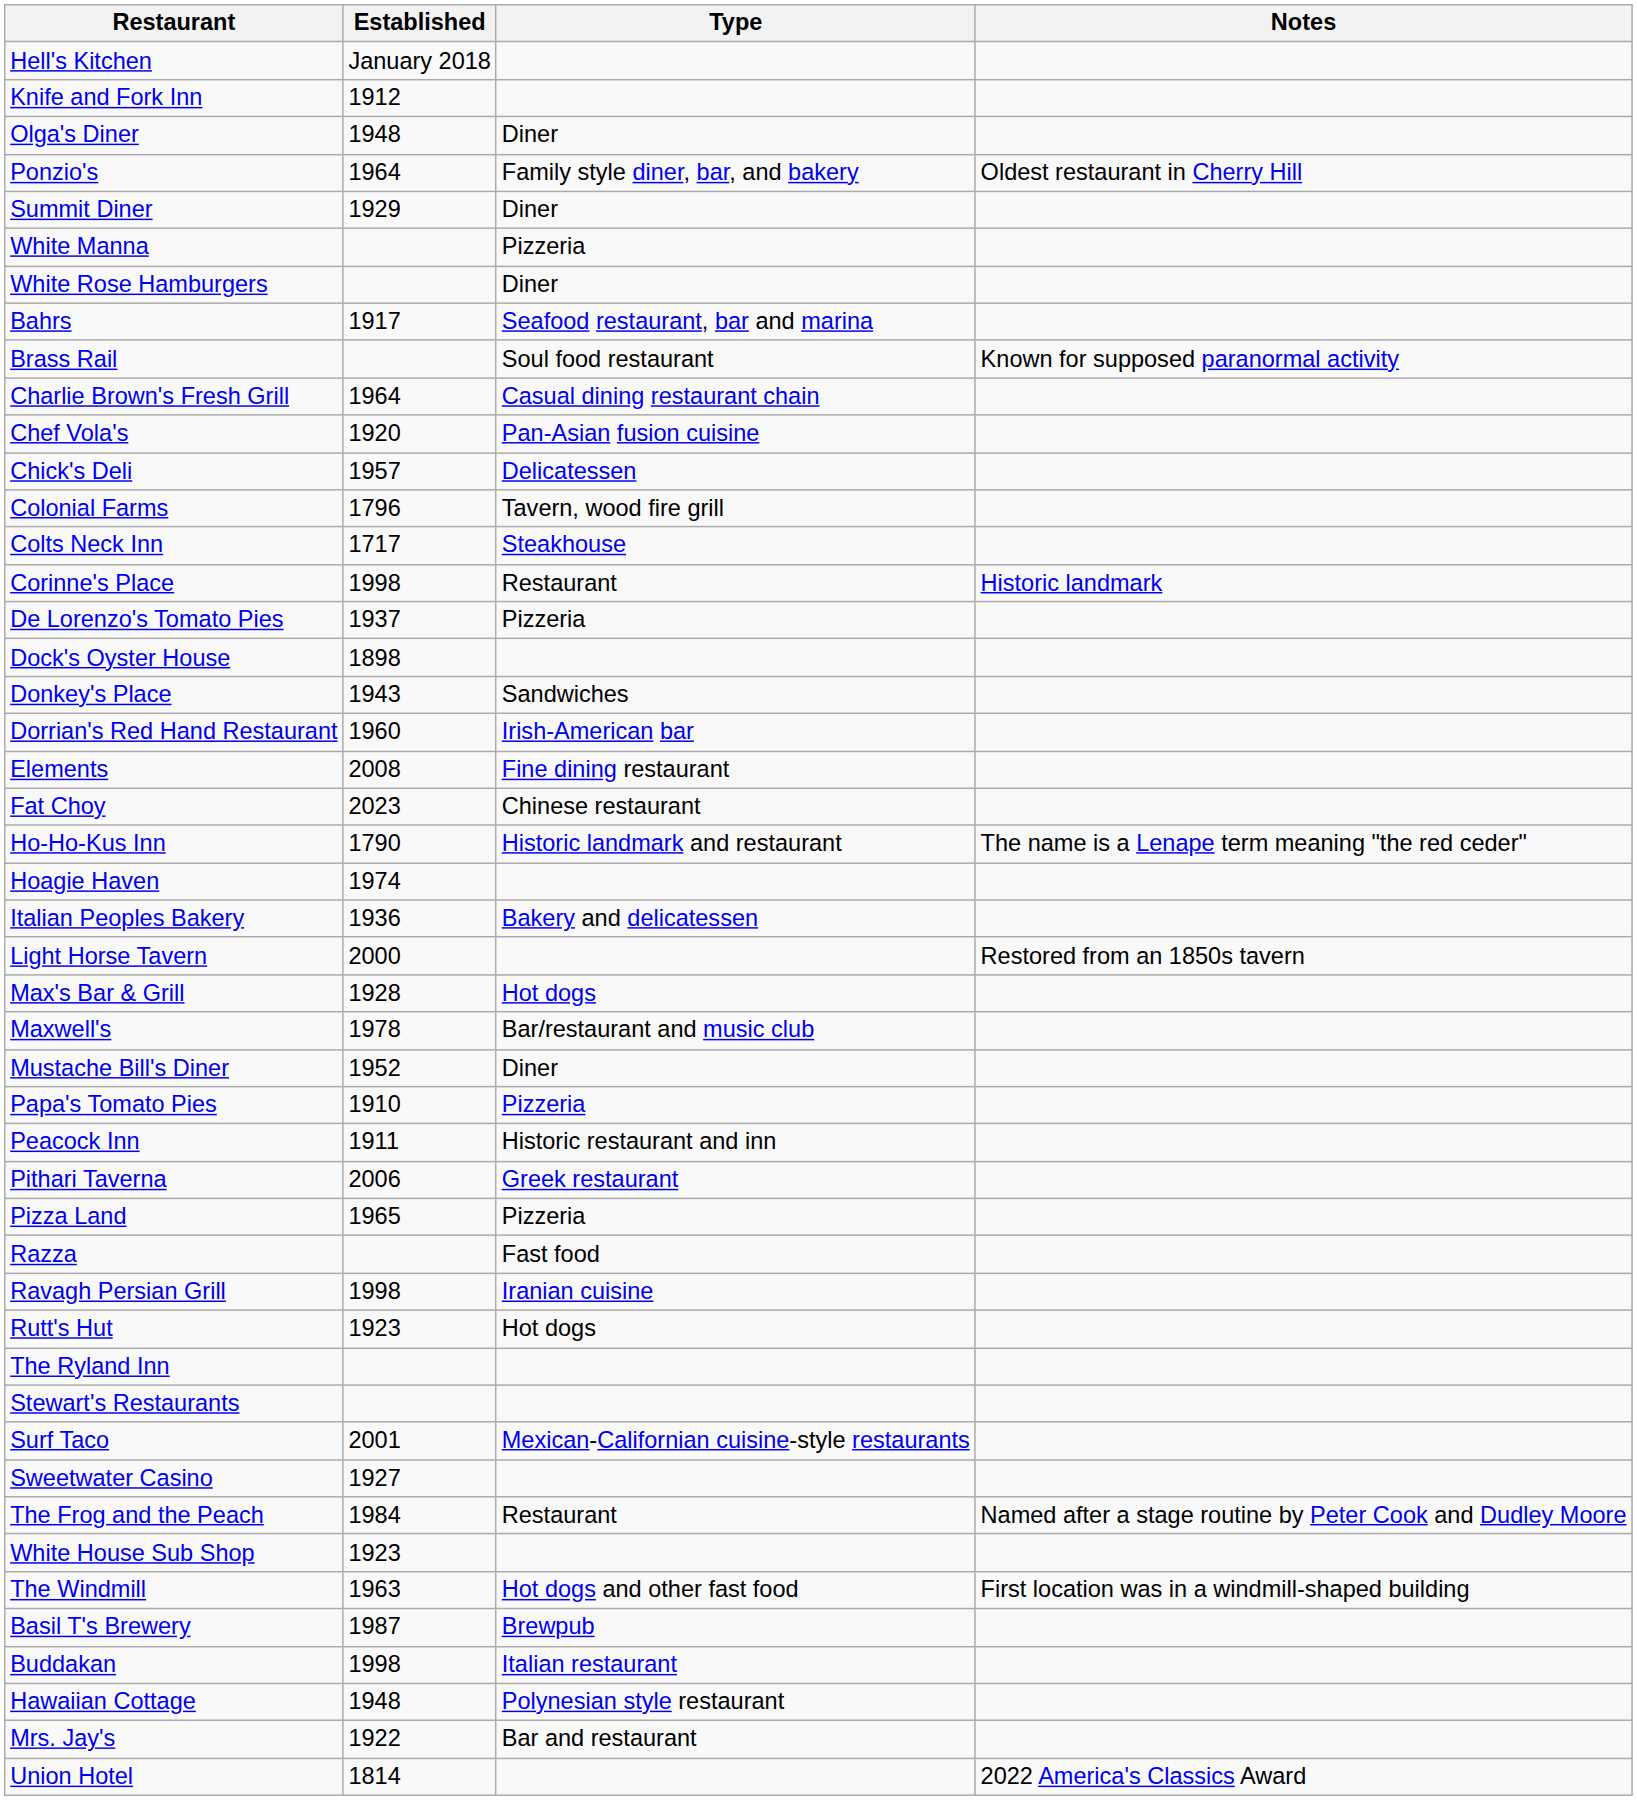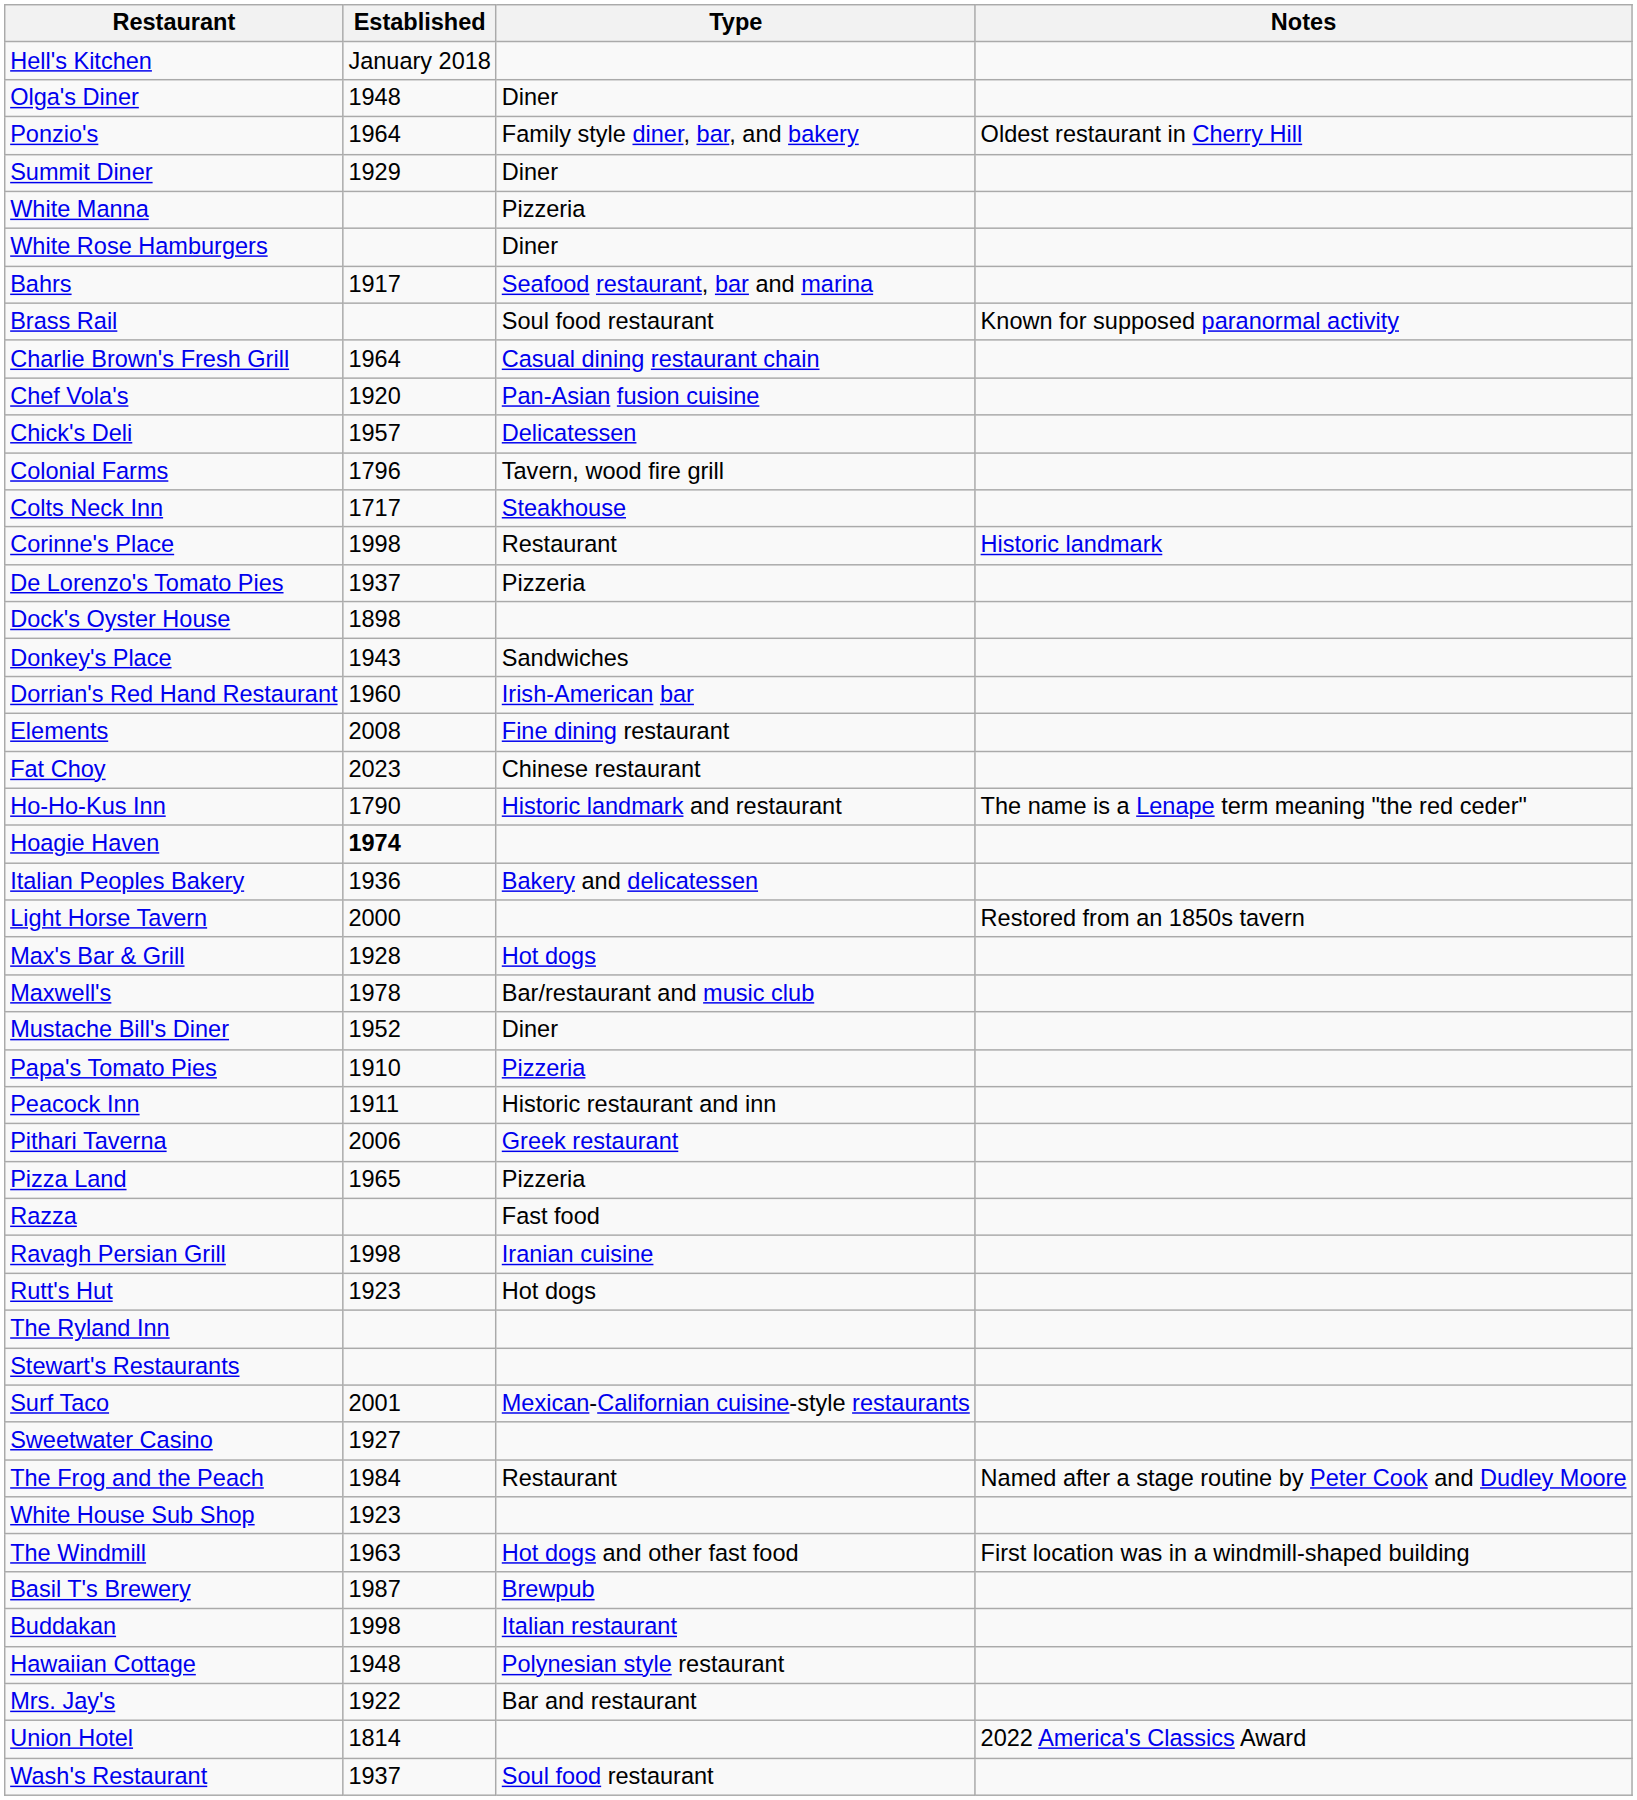- row: (106, 97)
(375, 881) normal -> (375, 843) bold
+ row: (109, 1776)
